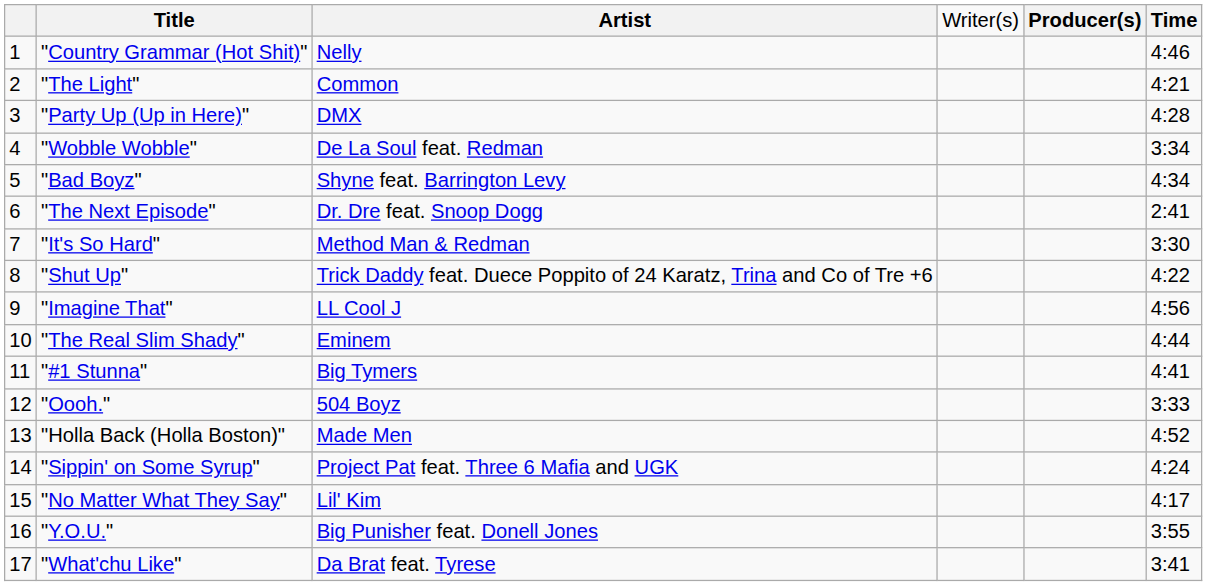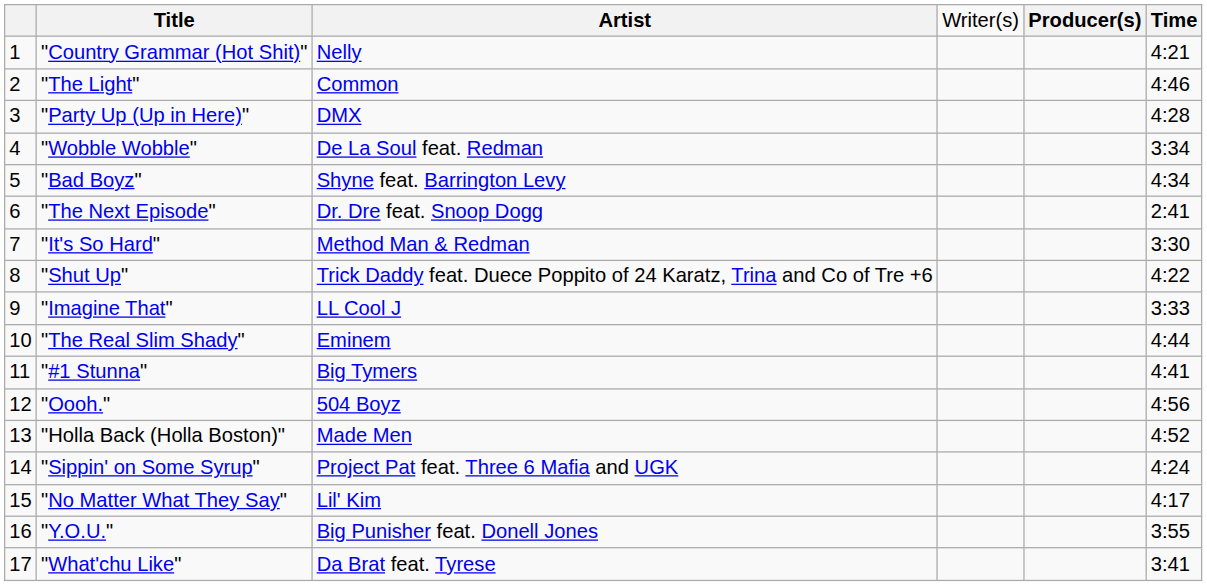(1170, 52) 4:46 -> (1170, 52) 4:21
(1170, 84) 4:21 -> (1170, 84) 4:46
(1170, 308) 4:56 -> (1170, 308) 3:33
(1170, 404) 3:33 -> (1170, 404) 4:56
